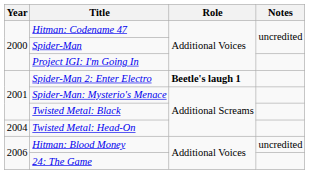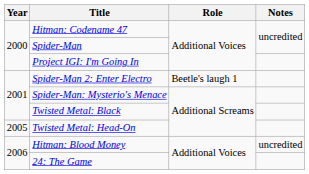(206, 78) bold -> (204, 78) normal
(17, 128) 2004 -> (17, 128) 2005
